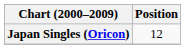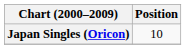(157, 34) 12 -> (157, 34) 10
